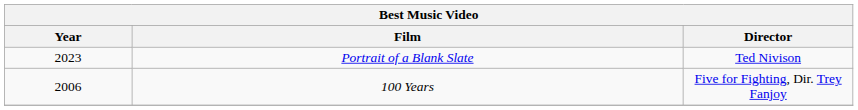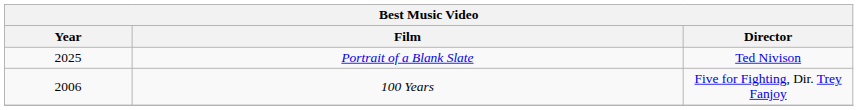(68, 57) 2023 -> (68, 57) 2025
